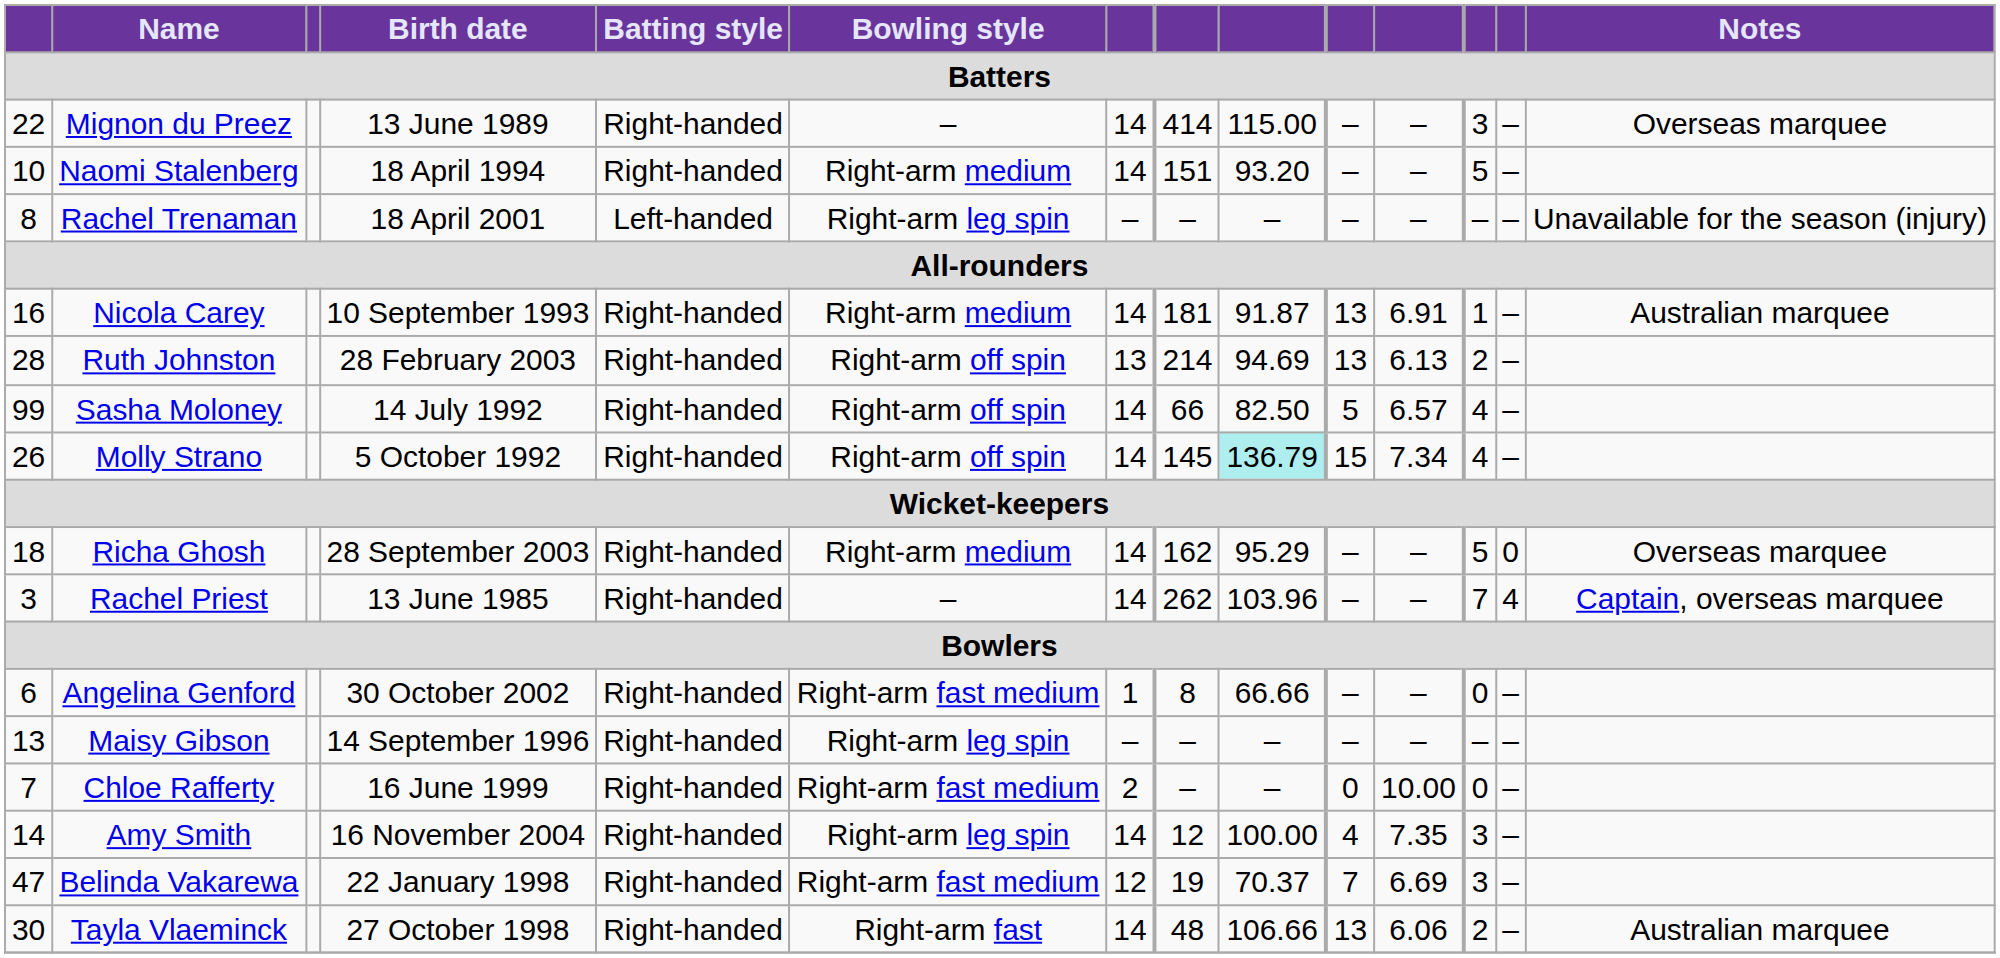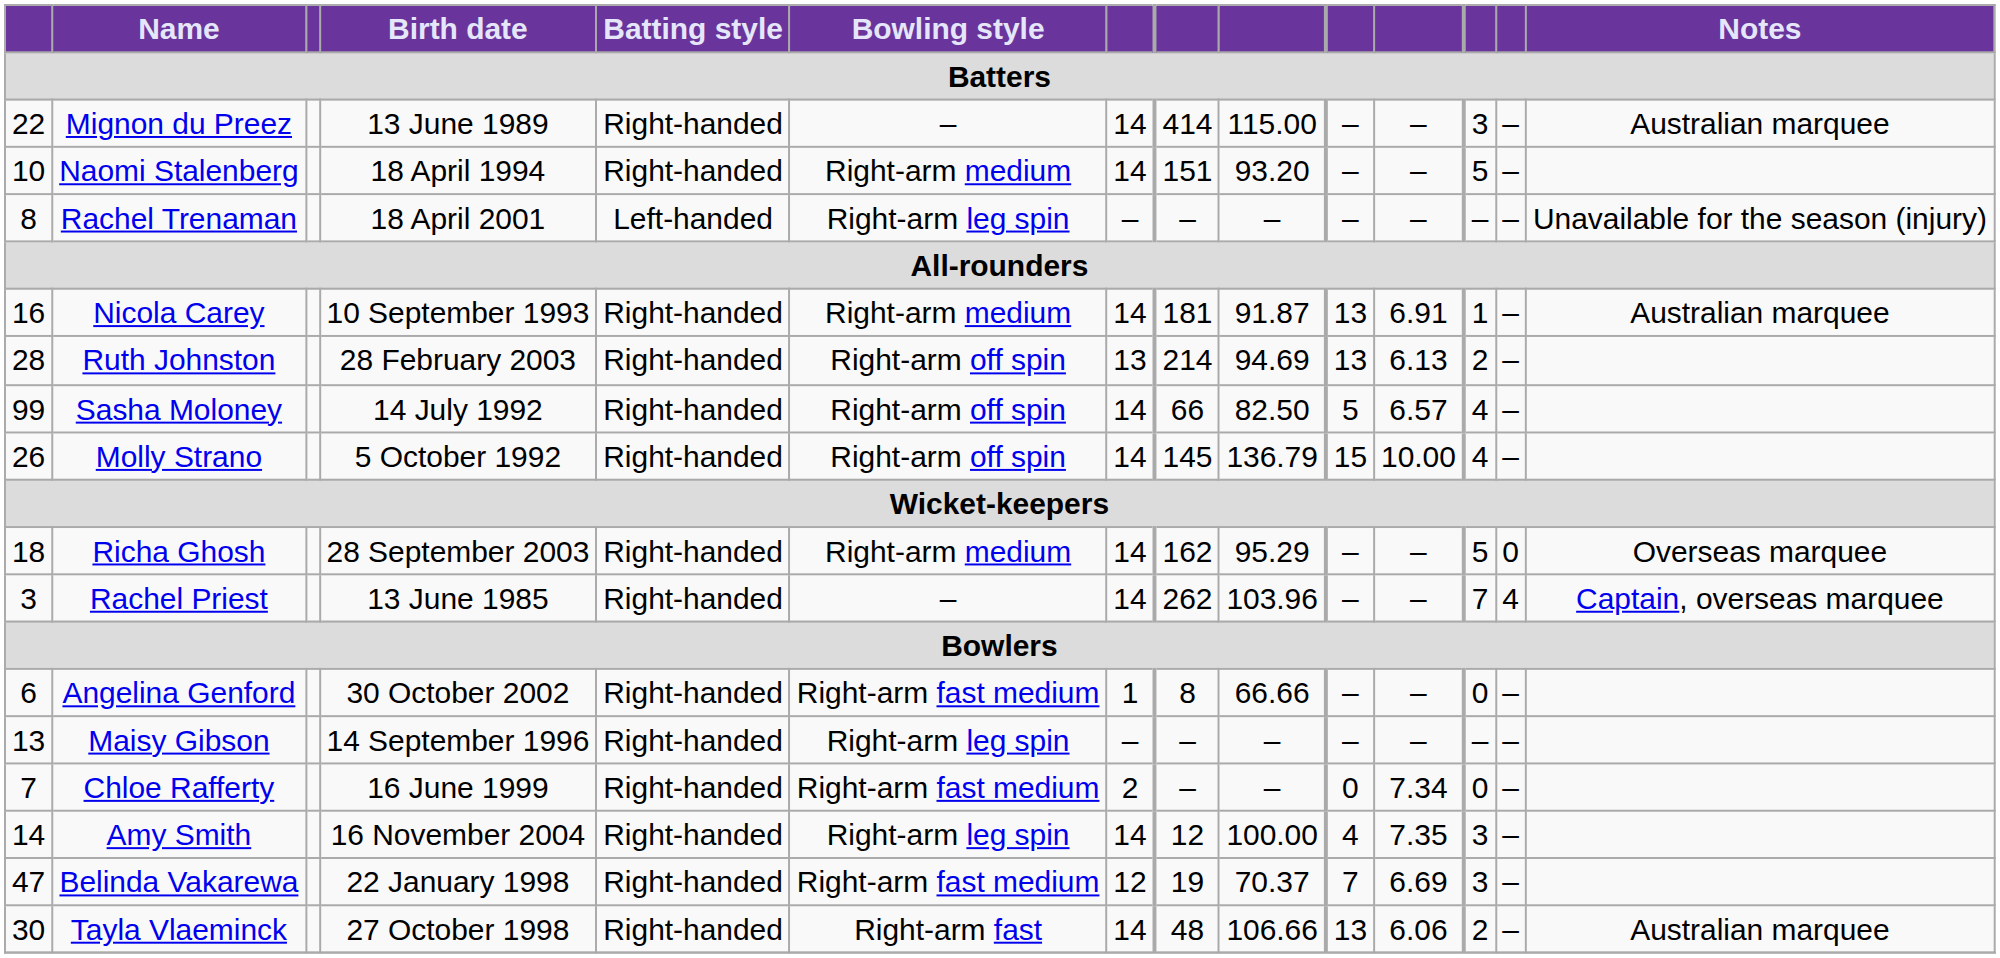(1760, 124) Overseas marquee -> (1760, 124) Australian marquee
(1272, 456) paleturquoise background -> (1272, 456) no background
(1418, 456) 7.34 -> (1418, 456) 10.00
(1418, 787) 10.00 -> (1418, 787) 7.34
